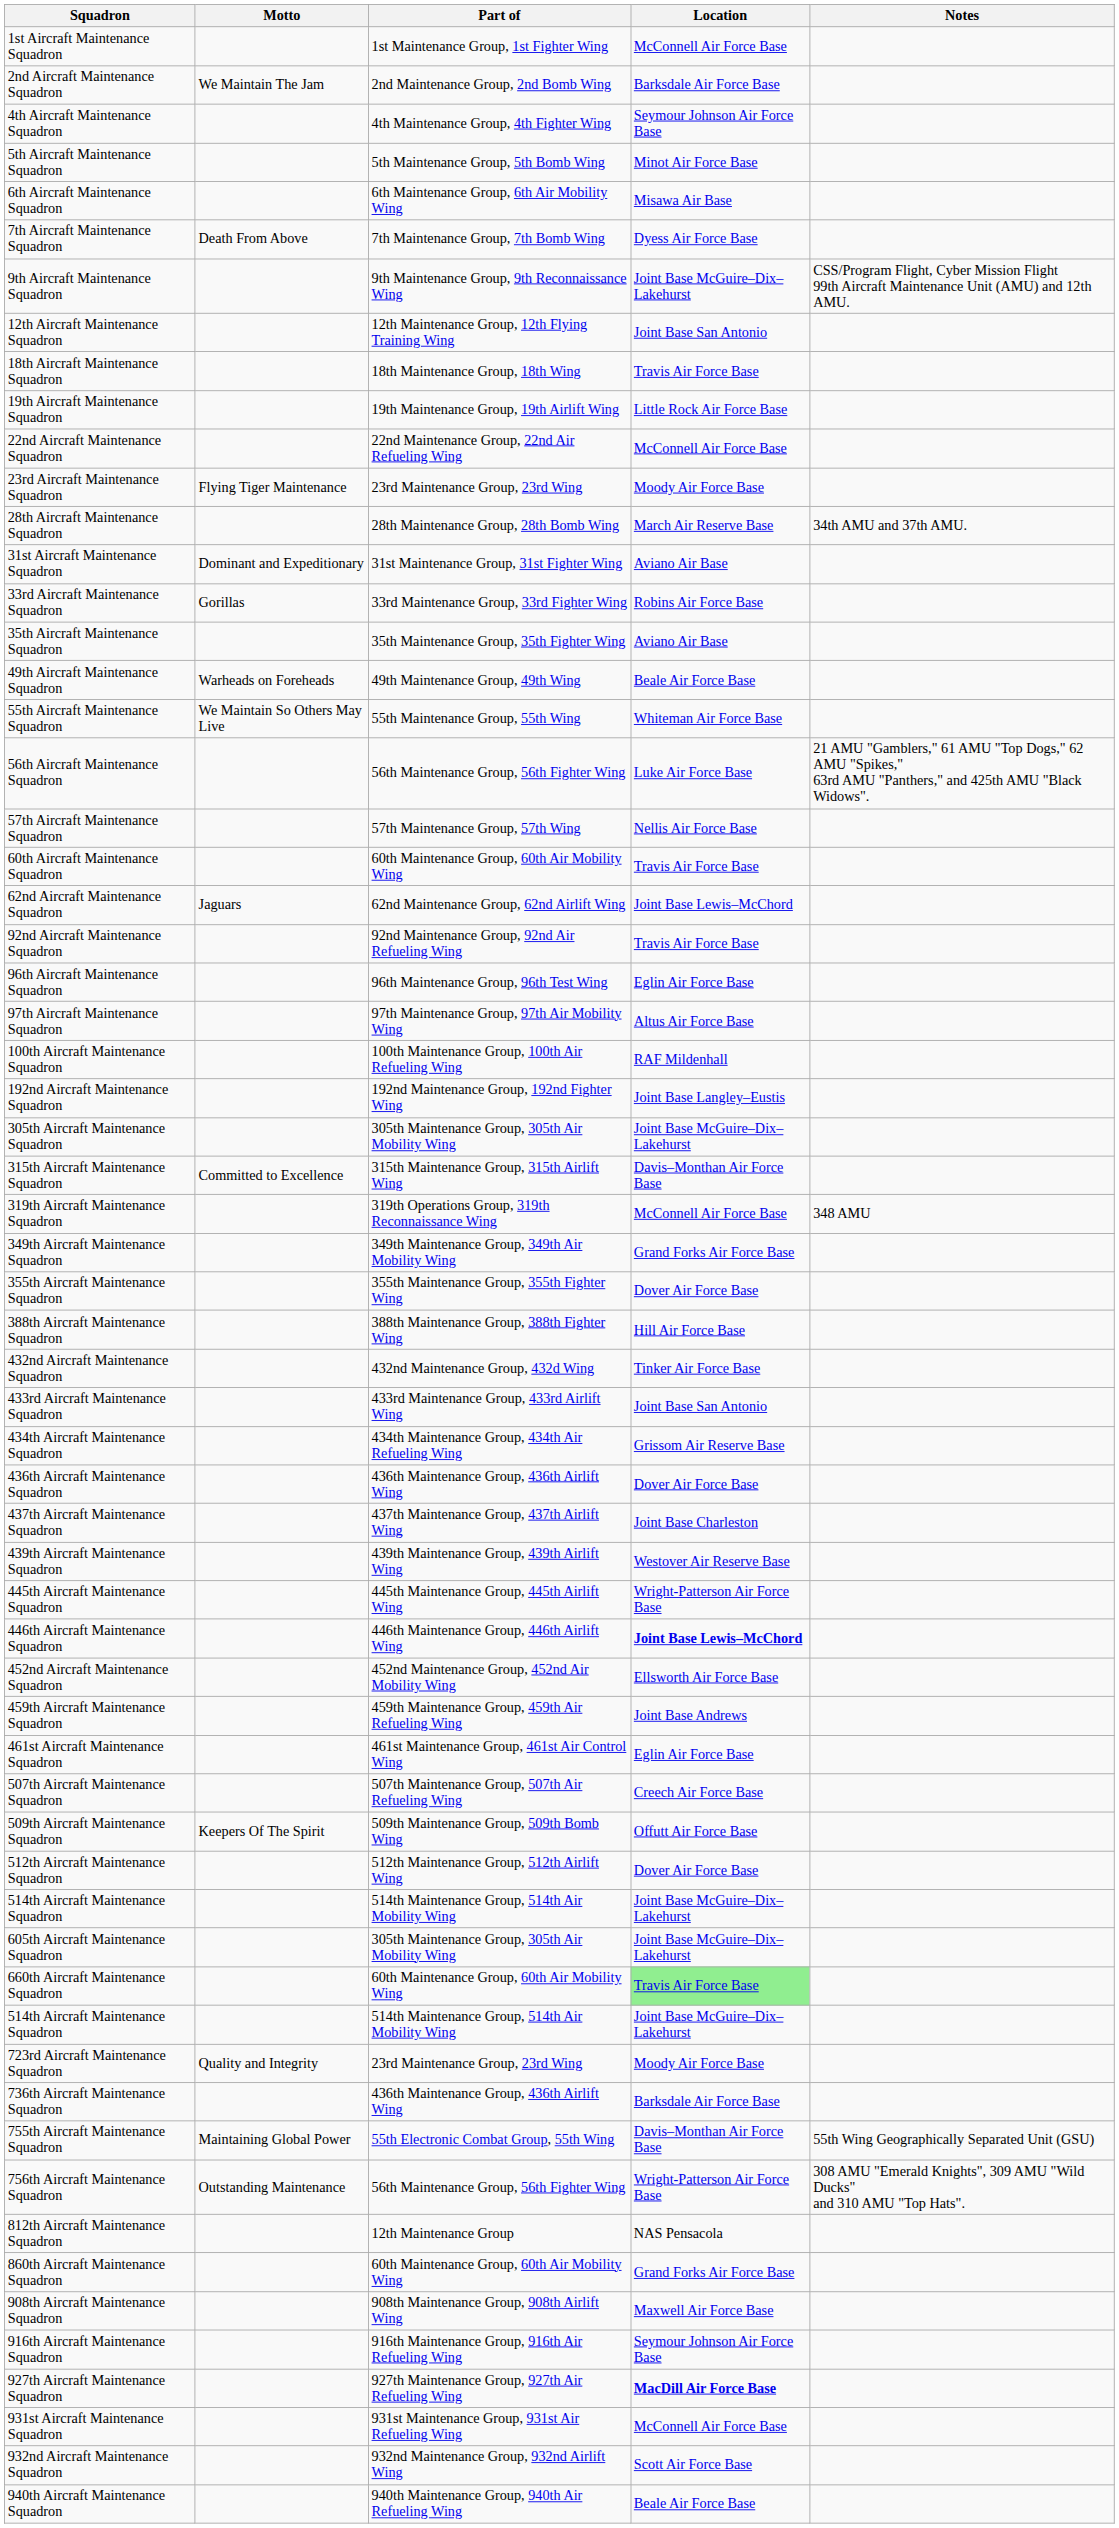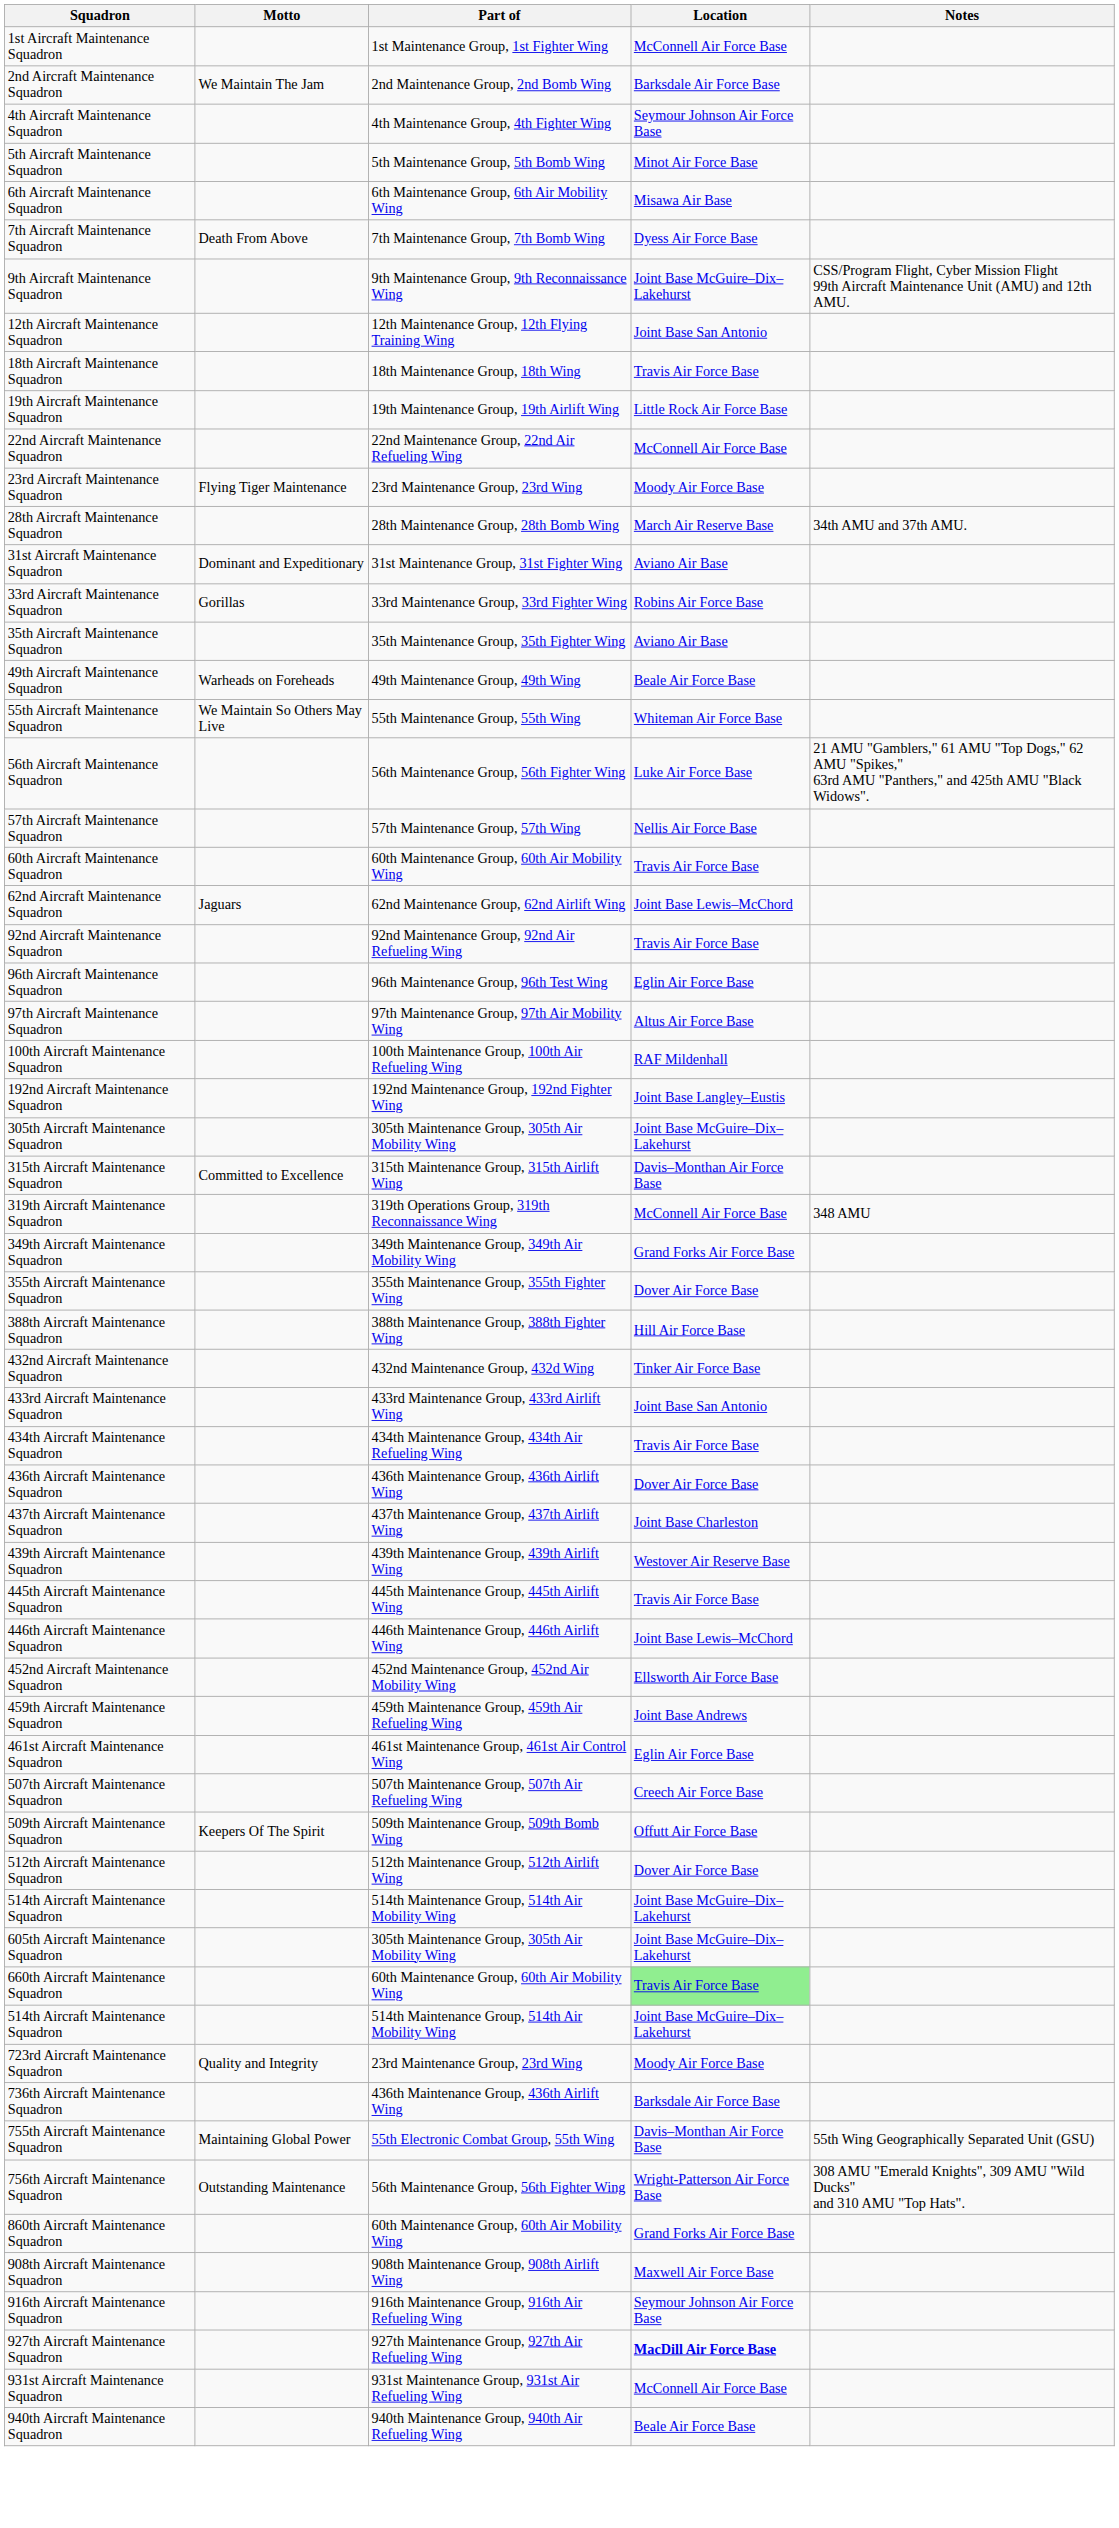(709, 1445) Grissom Air Reserve Base -> (696, 1445) Travis Air Force Base
(711, 1599) Wright-Patterson Air Force Base -> (696, 1599) Travis Air Force Base
(718, 1638) bold -> (713, 1638) normal
- row: (86, 2233)
- row: (88, 2465)
